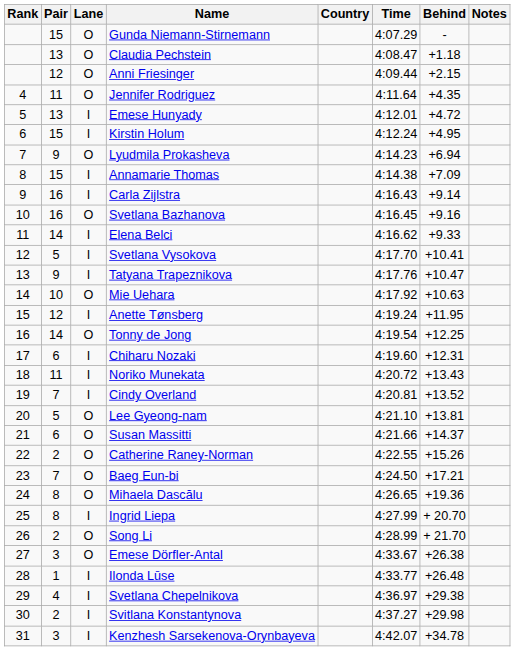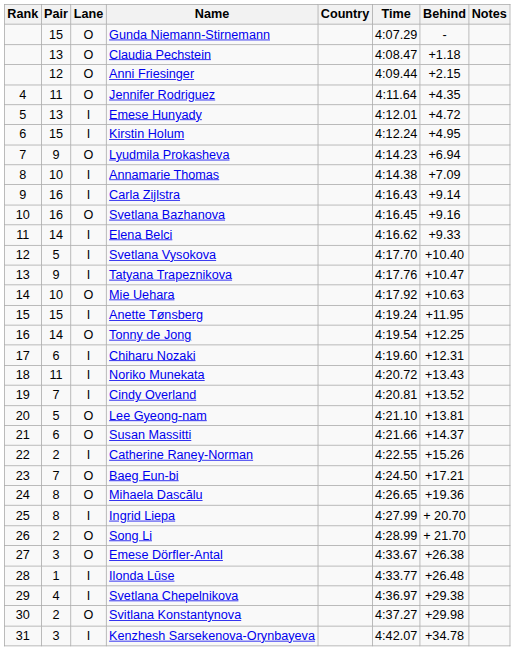(56, 174) 15 -> (56, 174) 10
(444, 255) +10.41 -> (444, 255) +10.40
(56, 315) 12 -> (56, 315) 15
(89, 455) O -> (89, 455) I
(89, 615) I -> (89, 615) O
